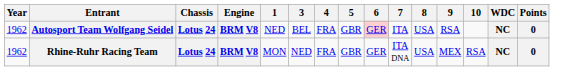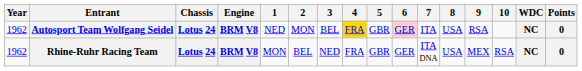+ column: (303, 13)
(326, 29) no background -> (355, 29) gold background
